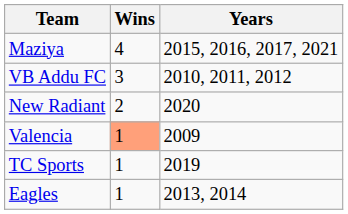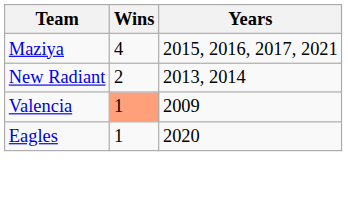- row: (57, 77)
(182, 106) 2020 -> (204, 77) 2013, 2014
- row: (46, 164)
(205, 194) 2013, 2014 -> (181, 135) 2020
